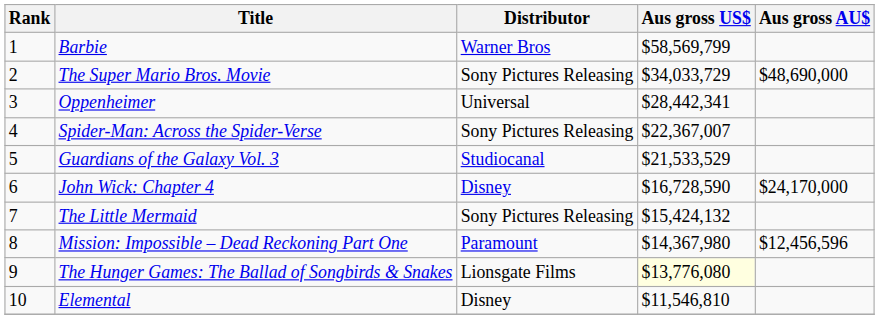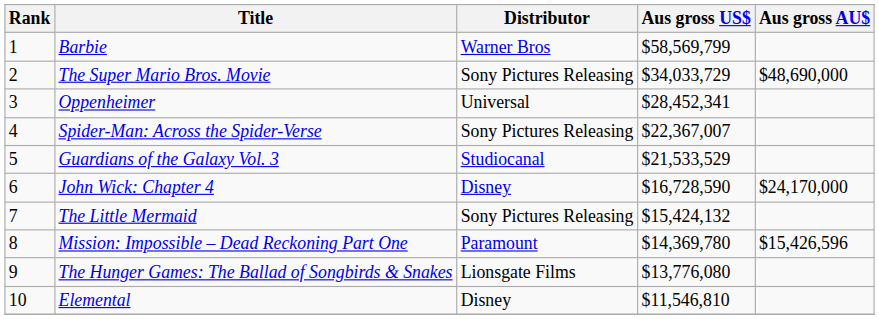(686, 103) $28,442,341 -> (686, 103) $28,452,341
(686, 243) $14,367,980 -> (686, 243) $14,369,780
(803, 243) $12,456,596 -> (803, 243) $15,426,596
(686, 272) lightyellow background -> (686, 272) no background
